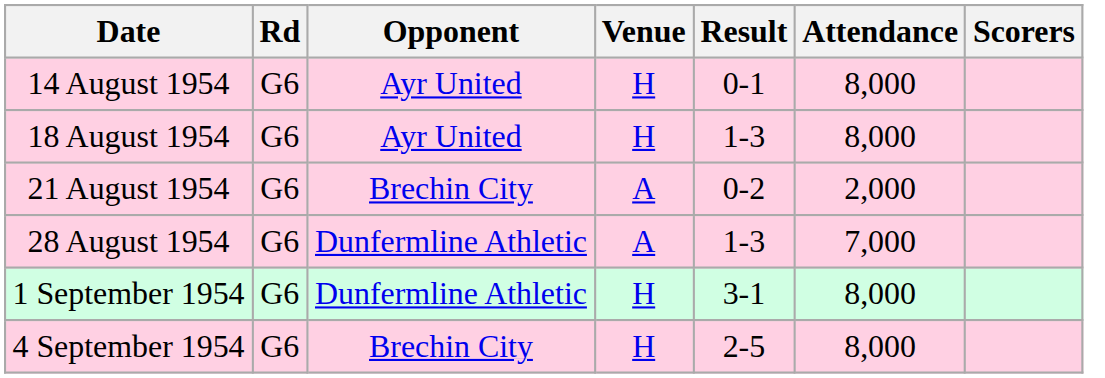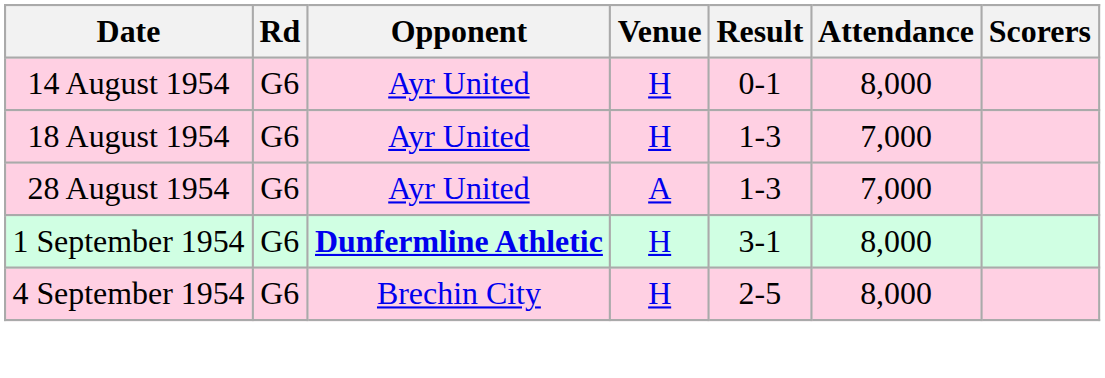(880, 136) 8,000 -> (896, 136) 7,000
- row: (129, 188)
(451, 241) Dunfermline Athletic -> (459, 188) Ayr United
(451, 294) normal -> (459, 241) bold
